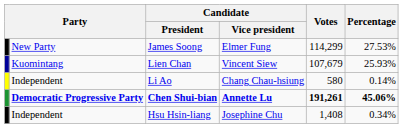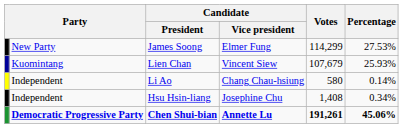rows swapped: (179, 115) <-> (182, 98)
